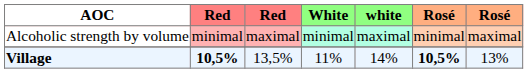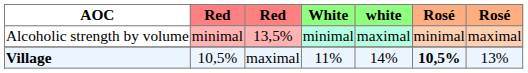(273, 36) maximal -> (273, 36) 13,5%
(217, 57) bold -> (217, 57) normal
(273, 57) 13,5% -> (273, 57) maximal
